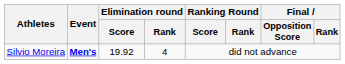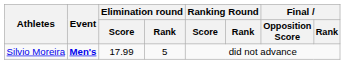(122, 52) 19.92 -> (122, 52) 17.99
(165, 52) 4 -> (165, 52) 5
